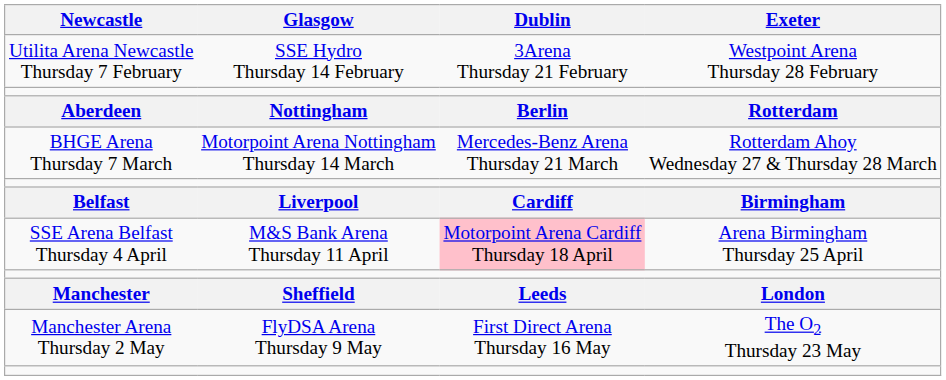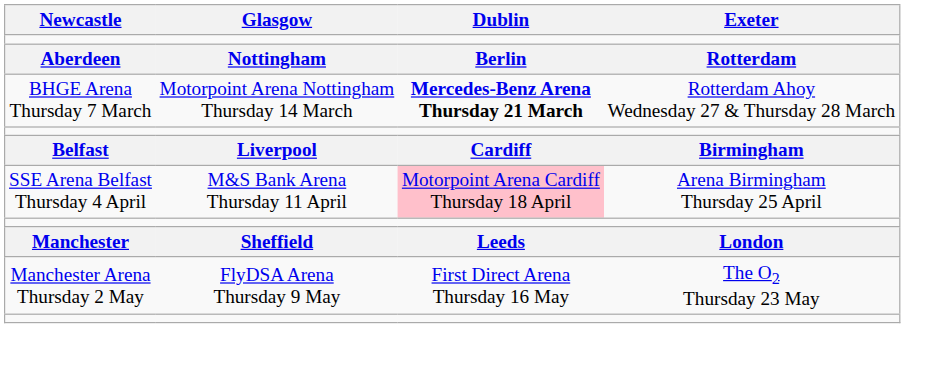- row: (101, 60)
(542, 152) normal -> (501, 100) bold
